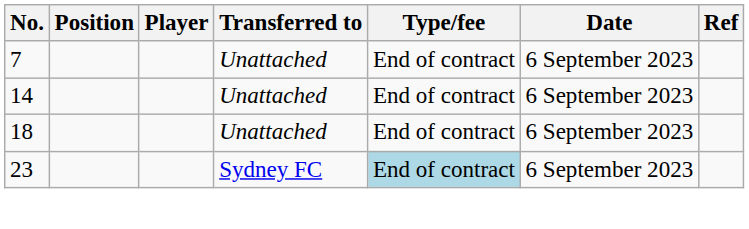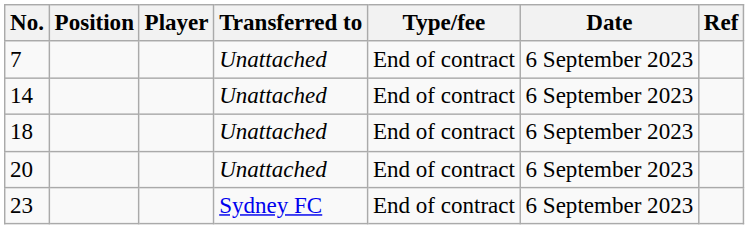+ row: (22, 168)
(444, 168) lightblue background -> (444, 205) no background
